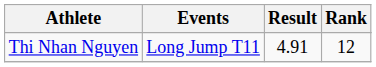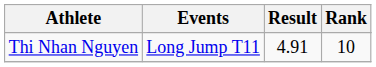(346, 47) 12 -> (346, 47) 10
